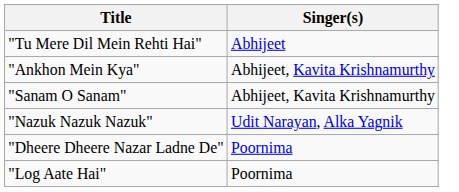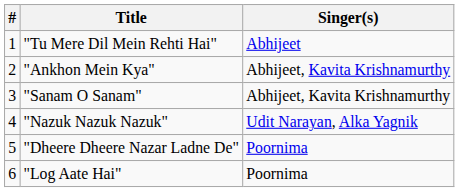+ column: (12, 17)
